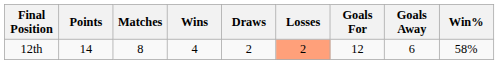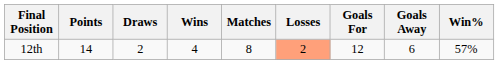columns swapped: (140, 22) <-> (249, 22)
(466, 49) 58% -> (466, 49) 57%
